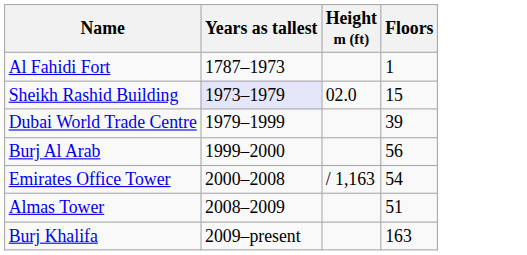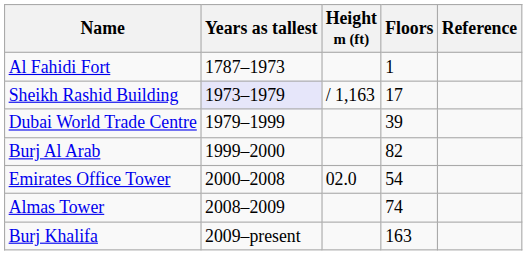+ column: (479, 28)
(341, 94) 02.0 -> (350, 94) / 1,163
(394, 94) 15 -> (394, 94) 17
(394, 151) 56 -> (394, 151) 82
(350, 179) / 1,163 -> (341, 179) 02.0
(394, 207) 51 -> (394, 207) 74
